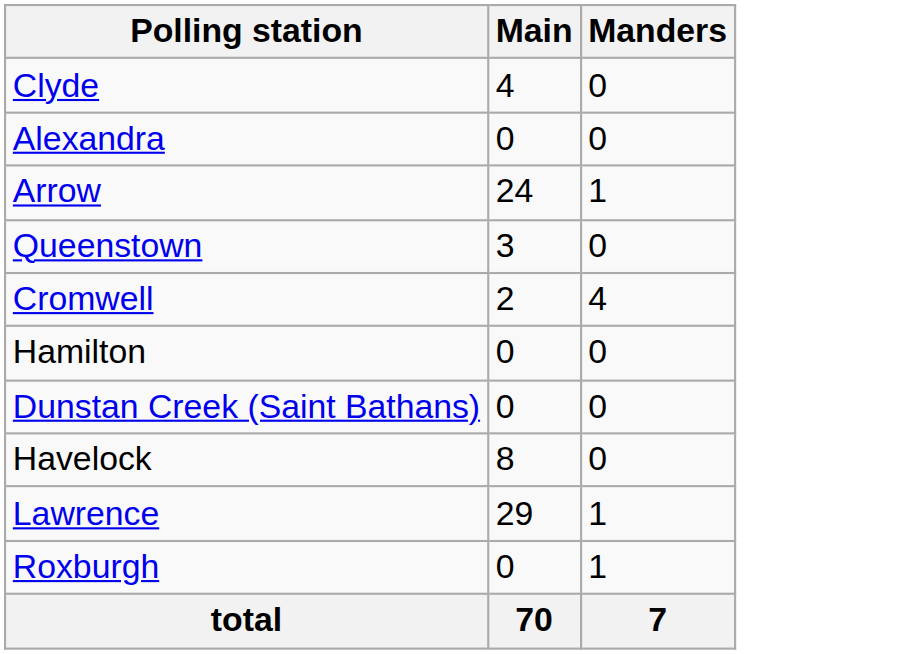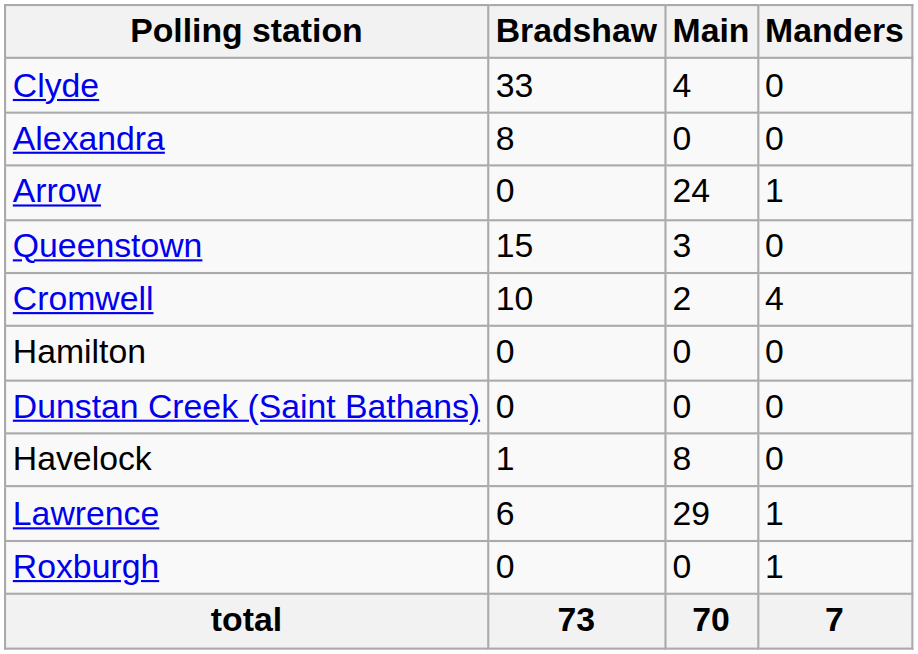+ column: (576, 31)
